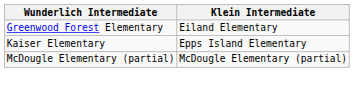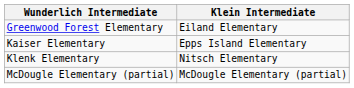+ row: (53, 59)
